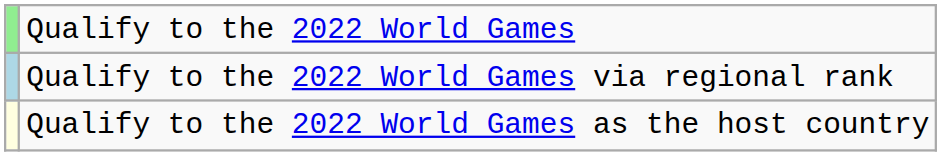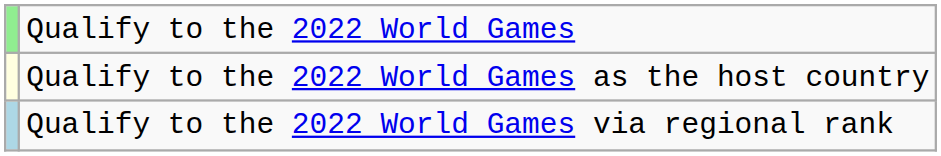rows swapped: (460, 77) <-> (478, 125)
